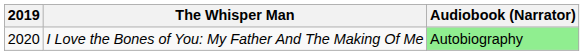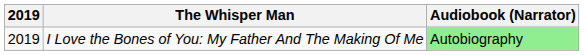(24, 38) 2020 -> (24, 38) 2019
